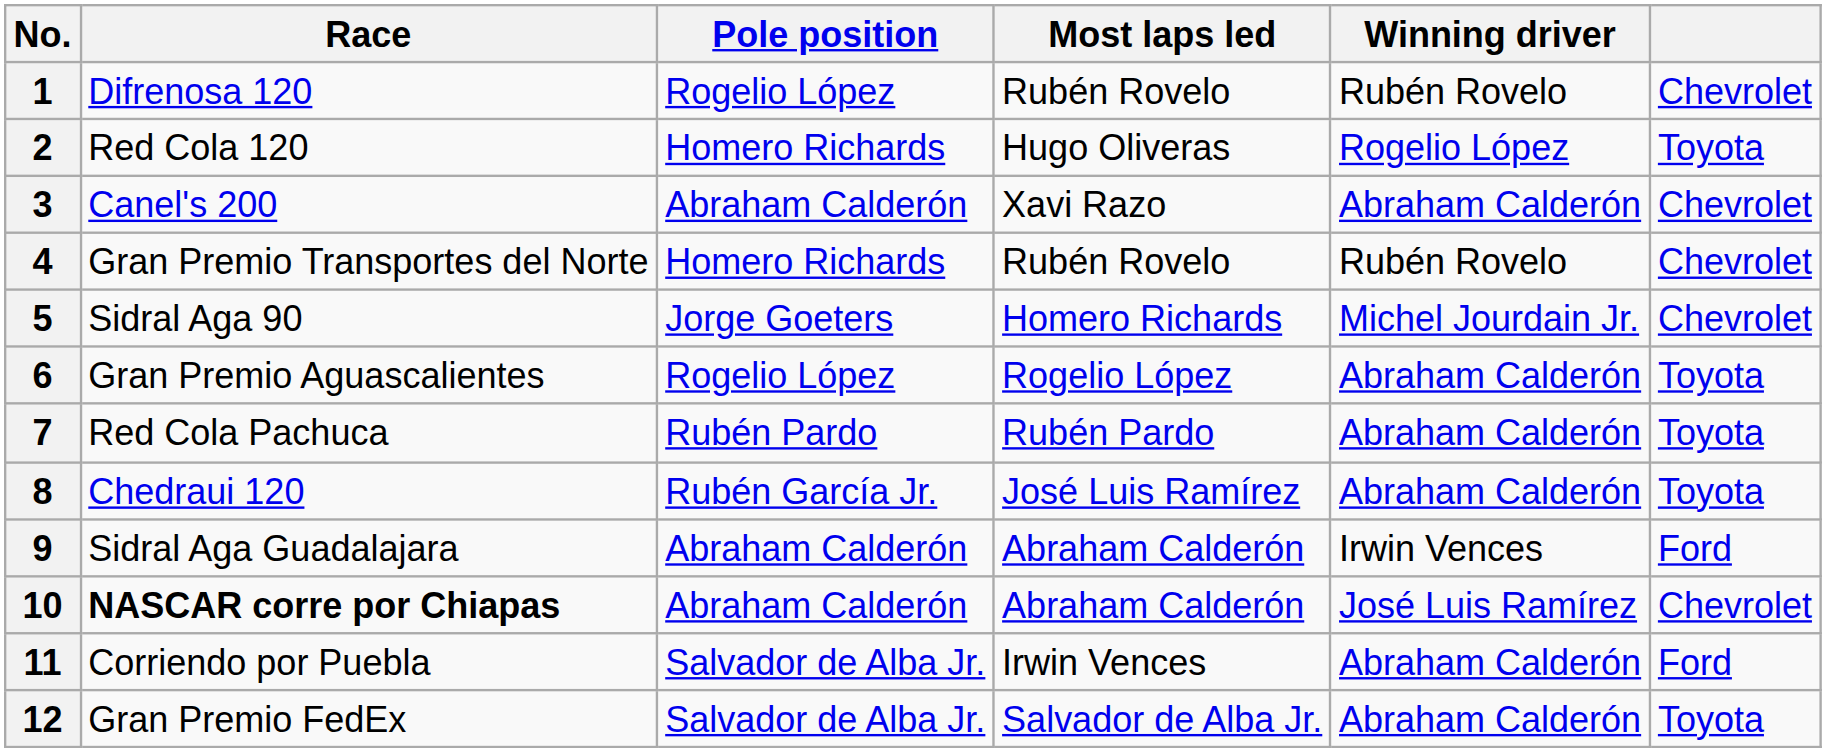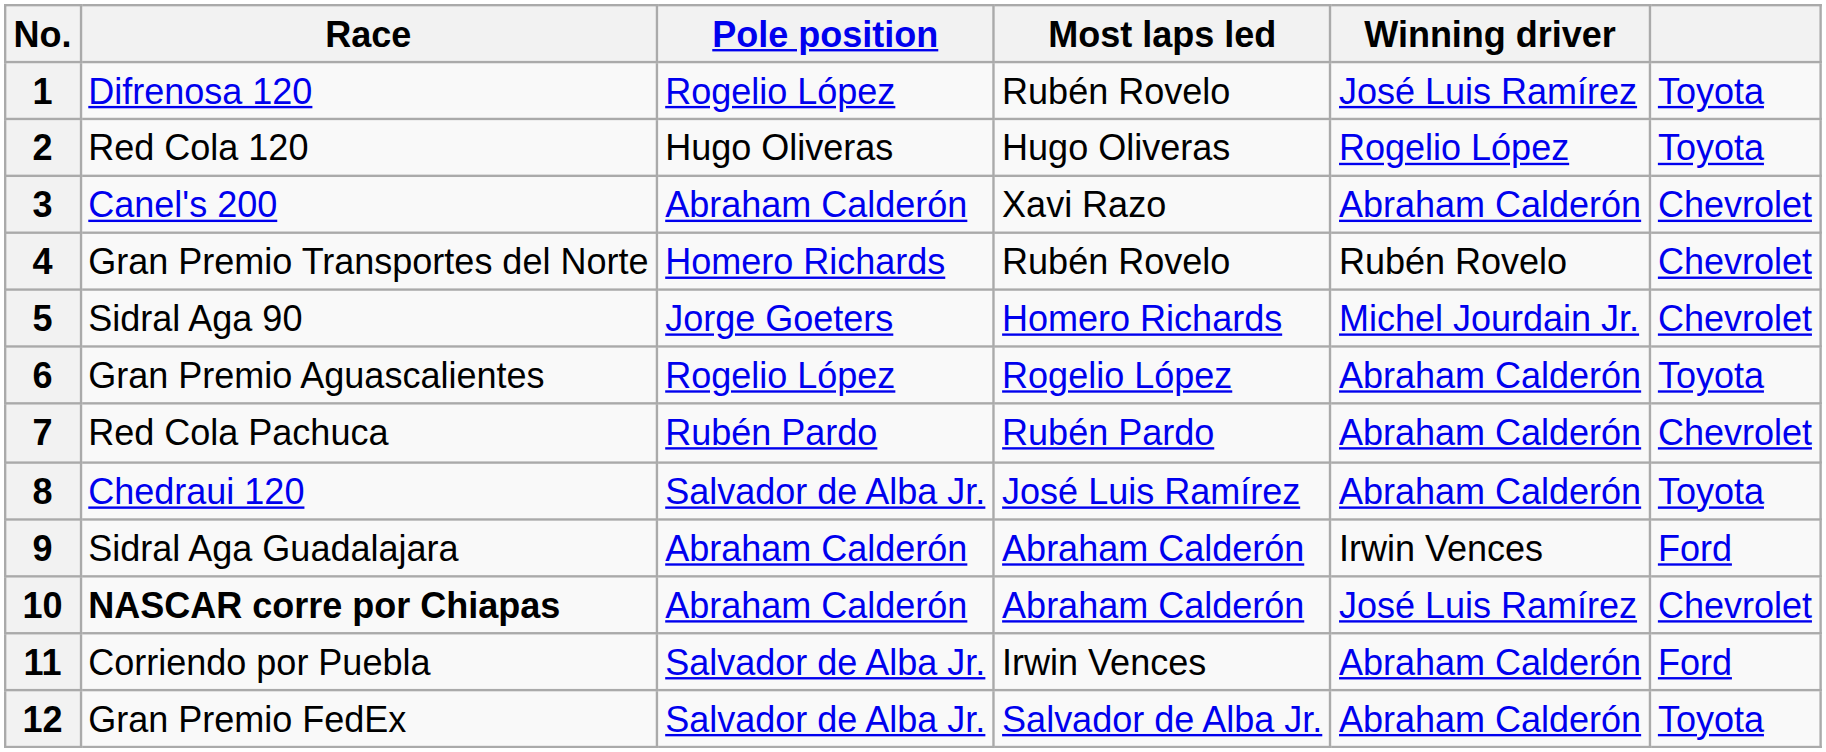(1453, 91) Rubén Rovelo -> (1488, 91) José Luis Ramírez
(1735, 91) Chevrolet -> (1711, 91) Toyota
(805, 148) Homero Richards -> (779, 148) Hugo Oliveras
(1711, 433) Toyota -> (1735, 433) Chevrolet
(801, 490) Rubén García Jr. -> (825, 490) Salvador de Alba Jr.
